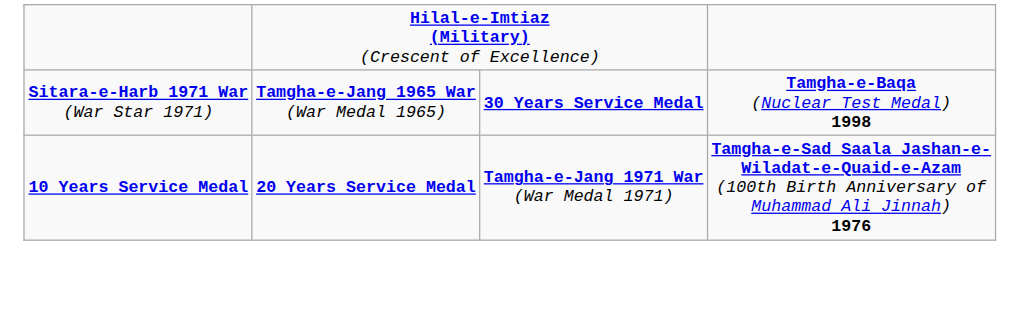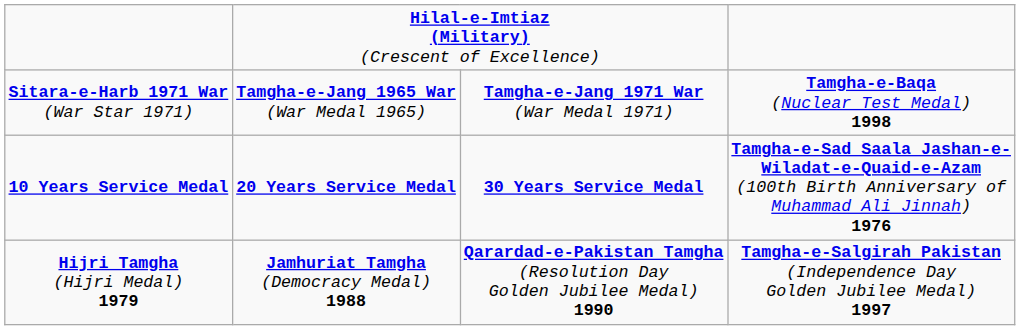(594, 103) 30 Years Service Medal -> (594, 103) Tamgha-e-Jang 1971 War (War Medal 1971)
(594, 188) Tamgha-e-Jang 1971 War (War Medal 1971) -> (594, 188) 30 Years Service Medal
+ row: (118, 282)
